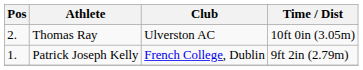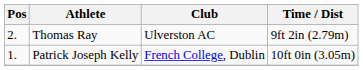(313, 34) 10ft 0in (3.05m) -> (310, 34) 9ft 2in (2.79m)
(310, 55) 9ft 2in (2.79m) -> (313, 55) 10ft 0in (3.05m)
